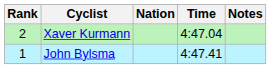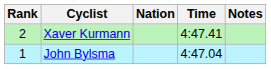(201, 34) 4:47.04 -> (201, 34) 4:47.41
(201, 53) 4:47.41 -> (201, 53) 4:47.04
